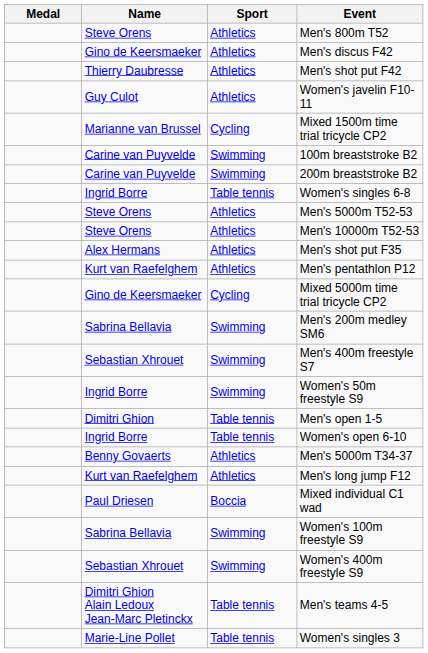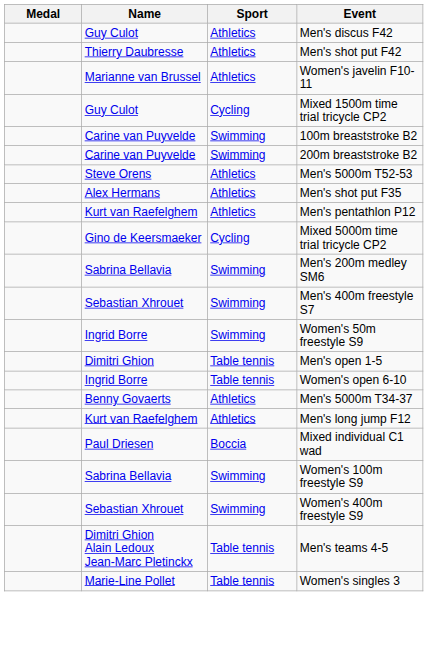- row: (344, 33)
(143, 52) Gino de Keersmaeker -> (111, 33) Guy Culot
(111, 96) Guy Culot -> (143, 77) Marianne van Brussel
(143, 129) Marianne van Brussel -> (111, 110) Guy Culot
- row: (355, 193)
- row: (359, 231)
